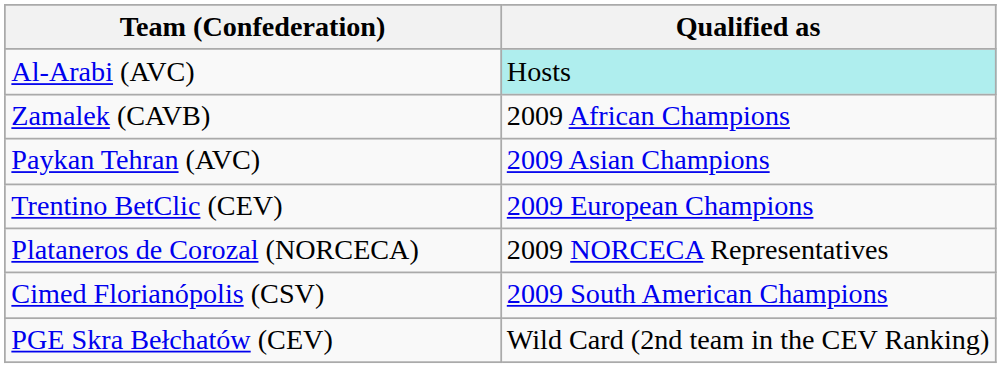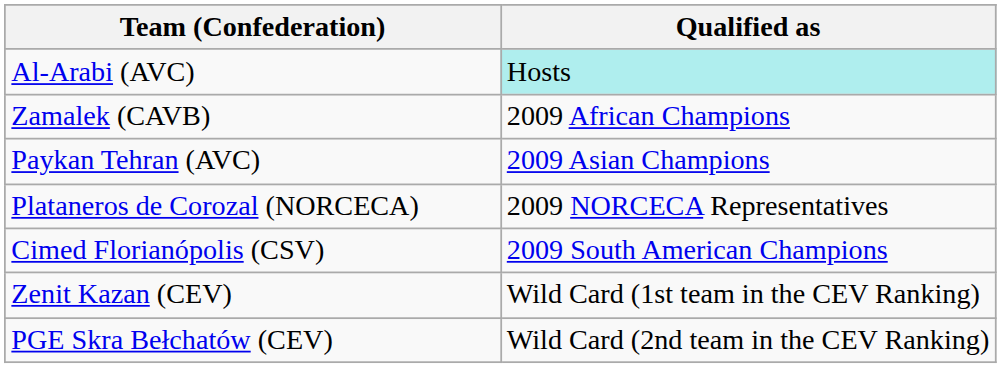- row: (147, 205)
+ row: (122, 294)
